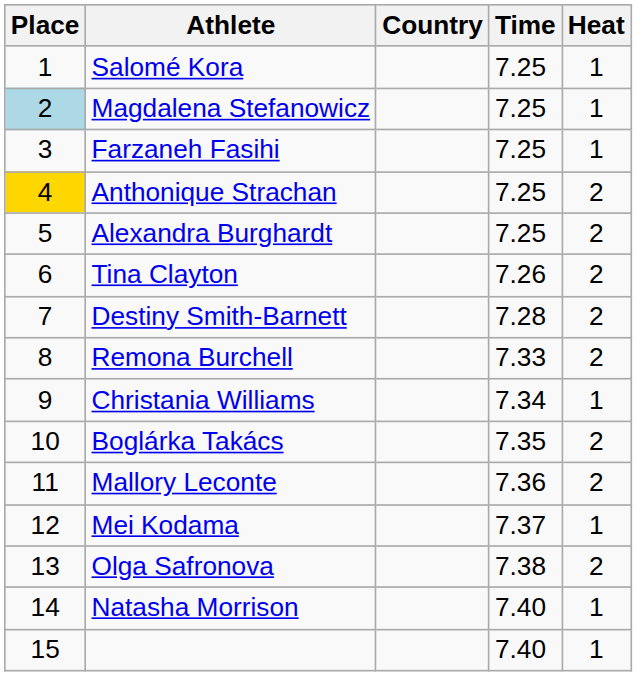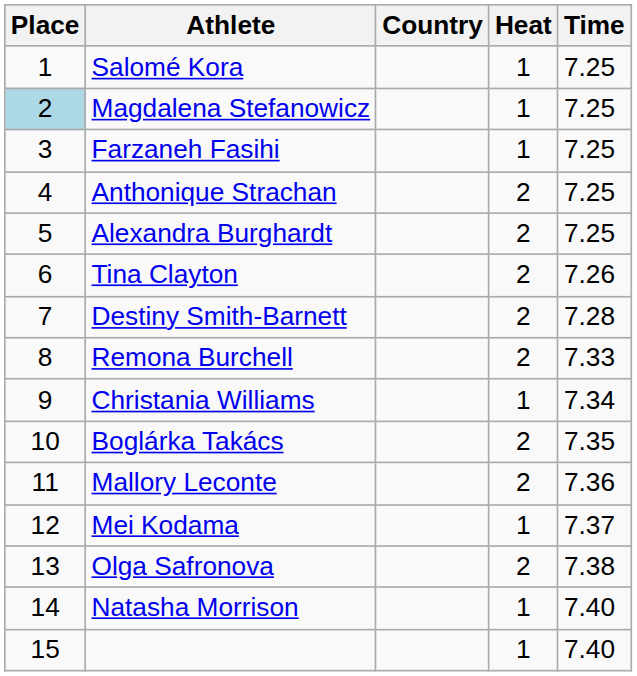columns swapped: (525, 25) <-> (596, 25)
(45, 191) gold background -> (45, 191) no background
